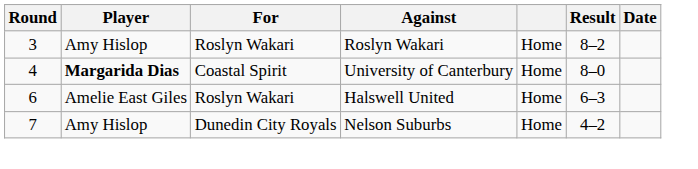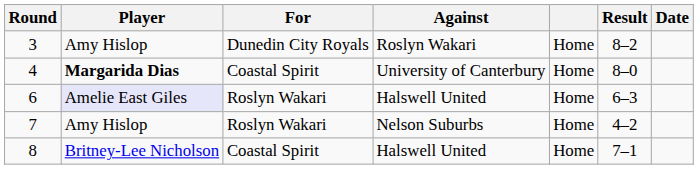(244, 44) Roslyn Wakari -> (298, 44) Dunedin City Royals
(126, 97) no background -> (126, 97) lavender background
(266, 124) Dunedin City Royals -> (277, 124) Roslyn Wakari
+ row: (33, 151)
